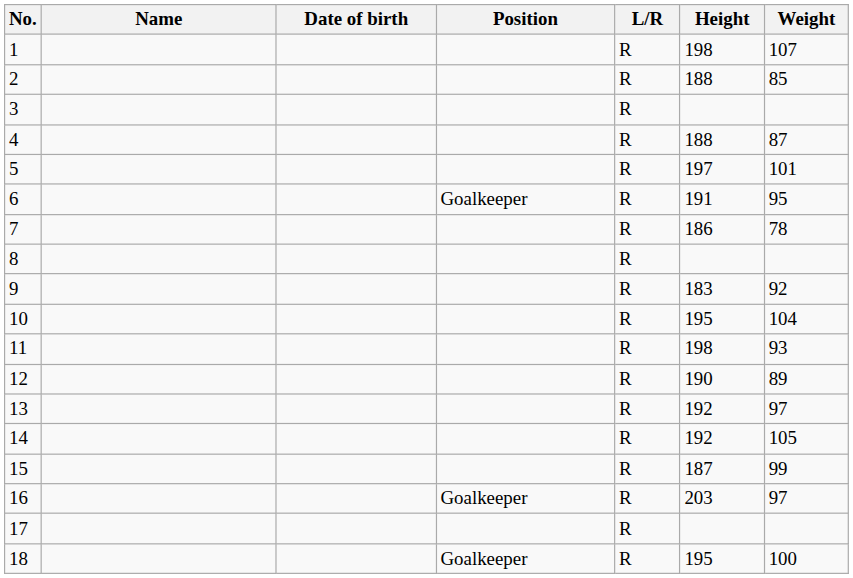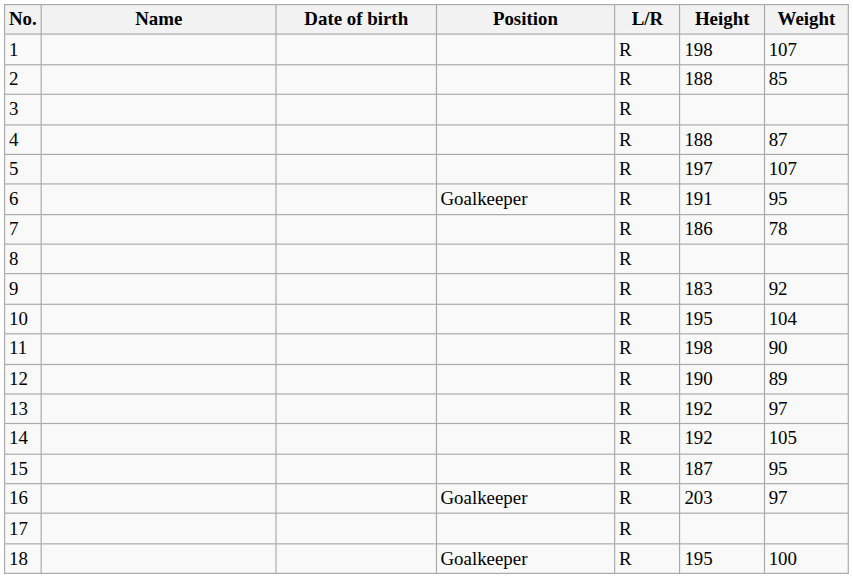(783, 169) 101 -> (783, 169) 107
(778, 348) 93 -> (778, 348) 90
(778, 468) 99 -> (778, 468) 95
